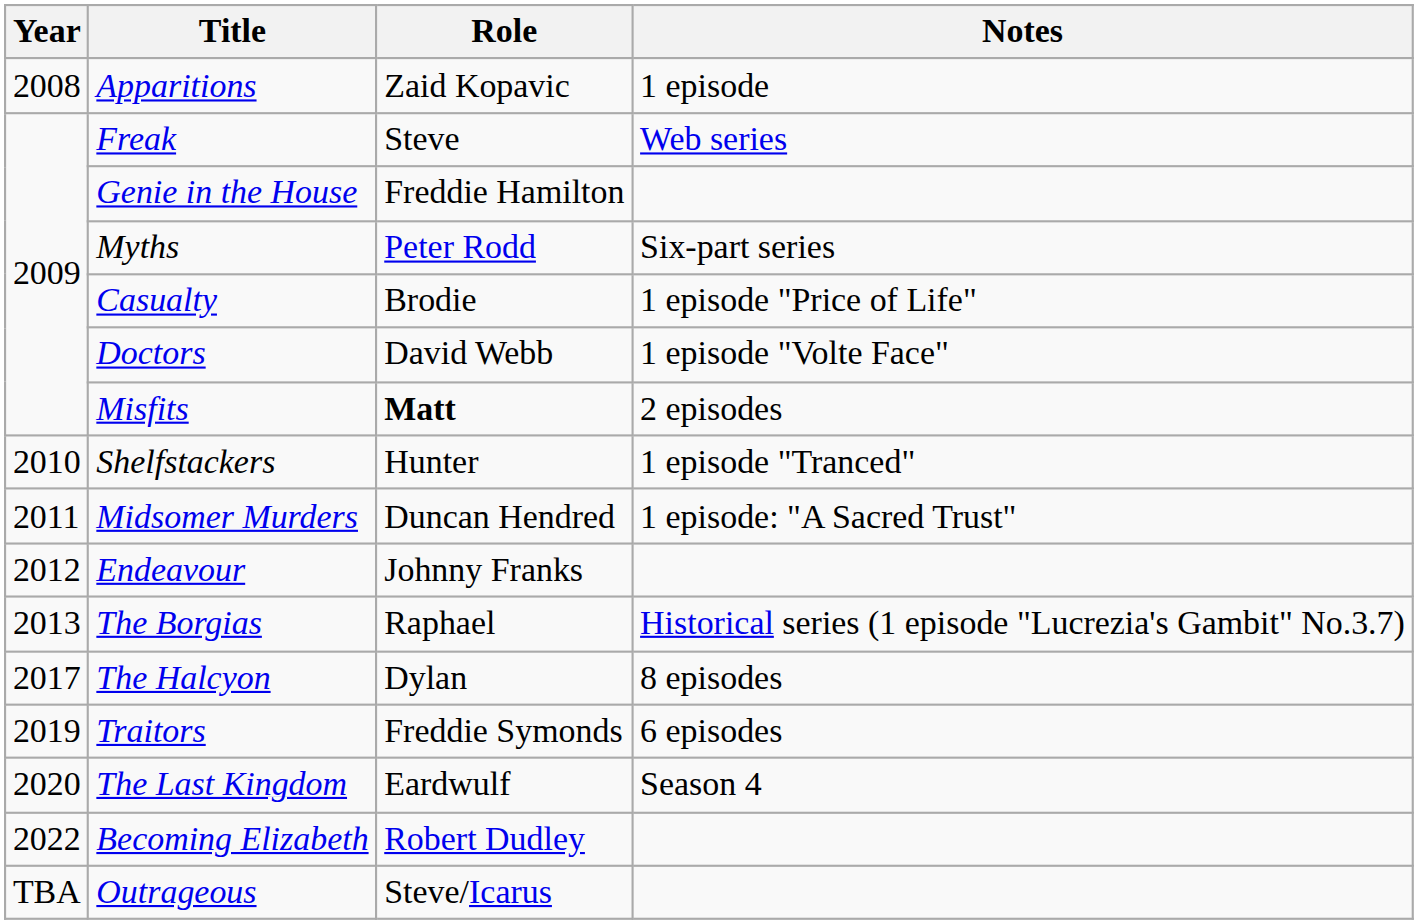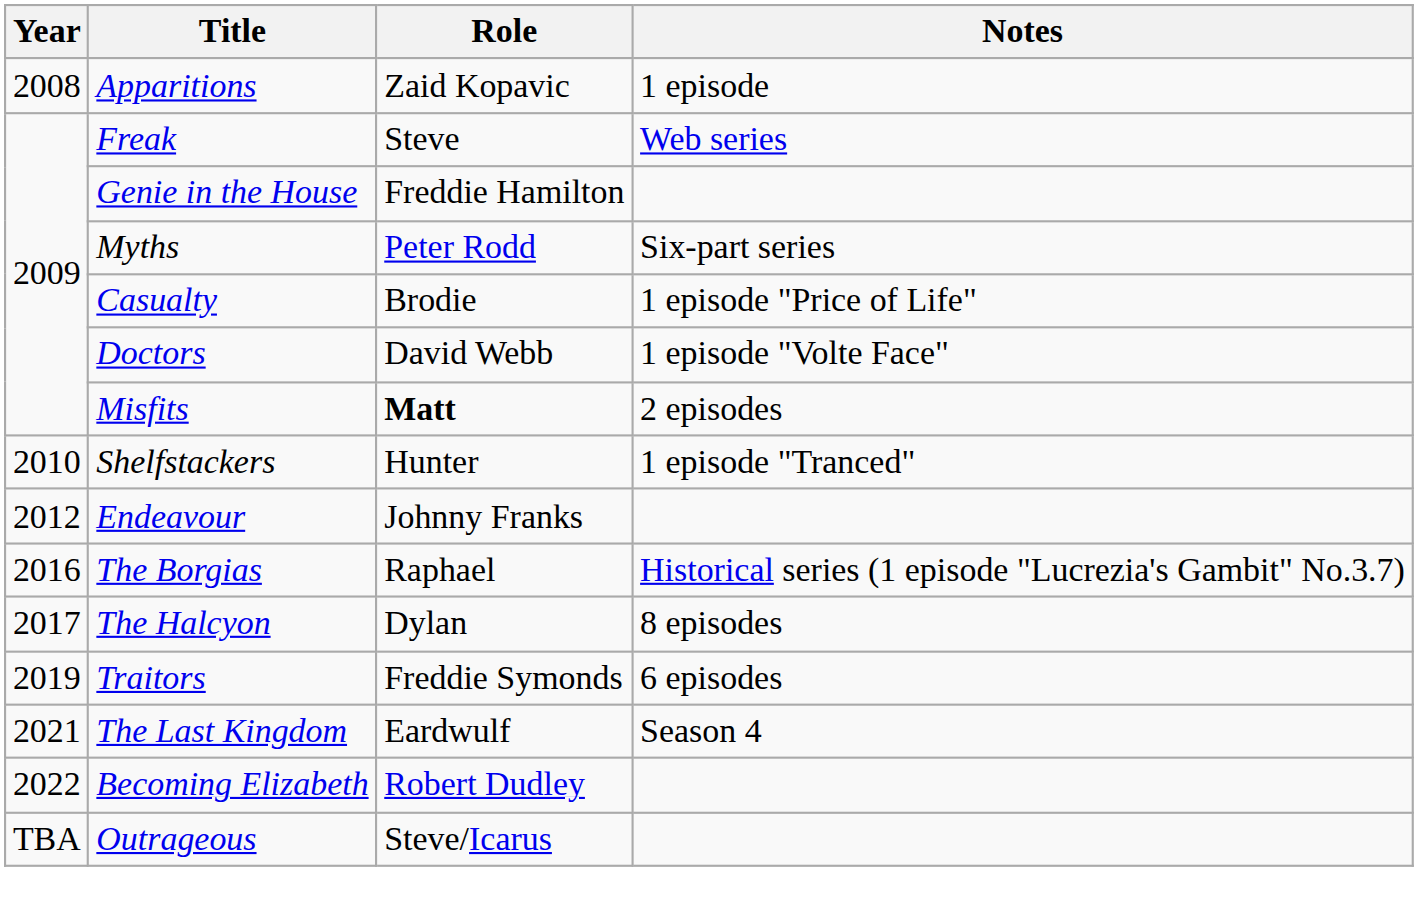- row: (227, 515)
(47, 623) 2013 -> (47, 569) 2016
(47, 784) 2020 -> (47, 730) 2021
